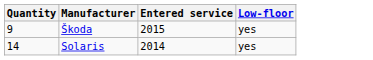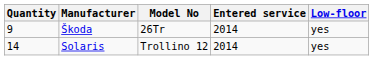+ column: (174, 13)
(153, 30) 2015 -> (226, 30) 2014
